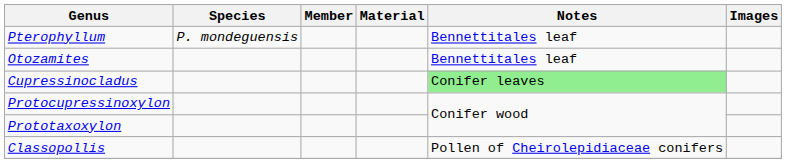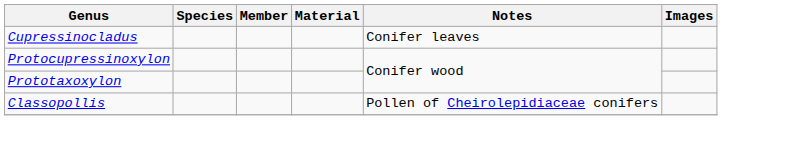- row: (56, 38)
- row: (48, 60)
(488, 82) lightgreen background -> (423, 38) no background
